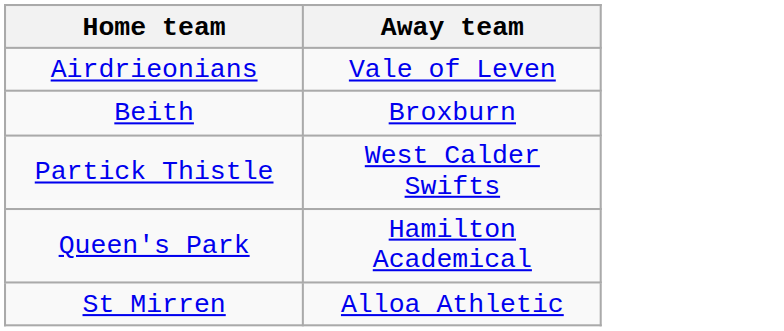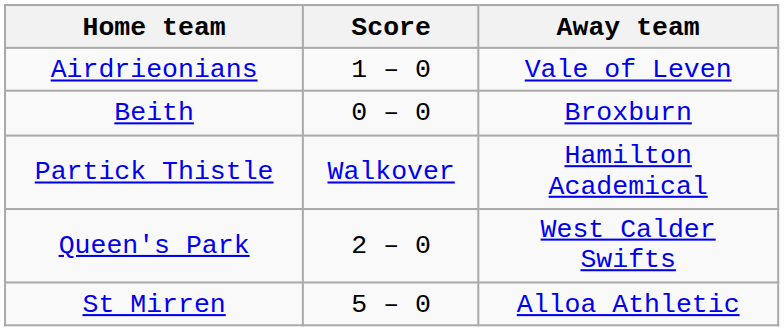+ column: (391, 27)
(452, 172) West Calder Swifts -> (628, 172) Hamilton Academical
(452, 245) Hamilton Academical -> (628, 245) West Calder Swifts
